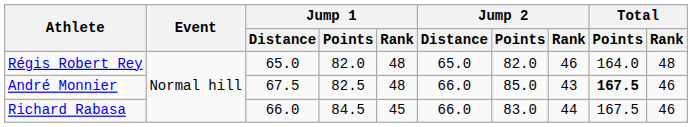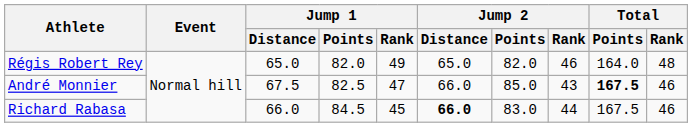(397, 63) 48 -> (397, 63) 49
(397, 87) 48 -> (397, 87) 47
(454, 110) normal -> (454, 110) bold
